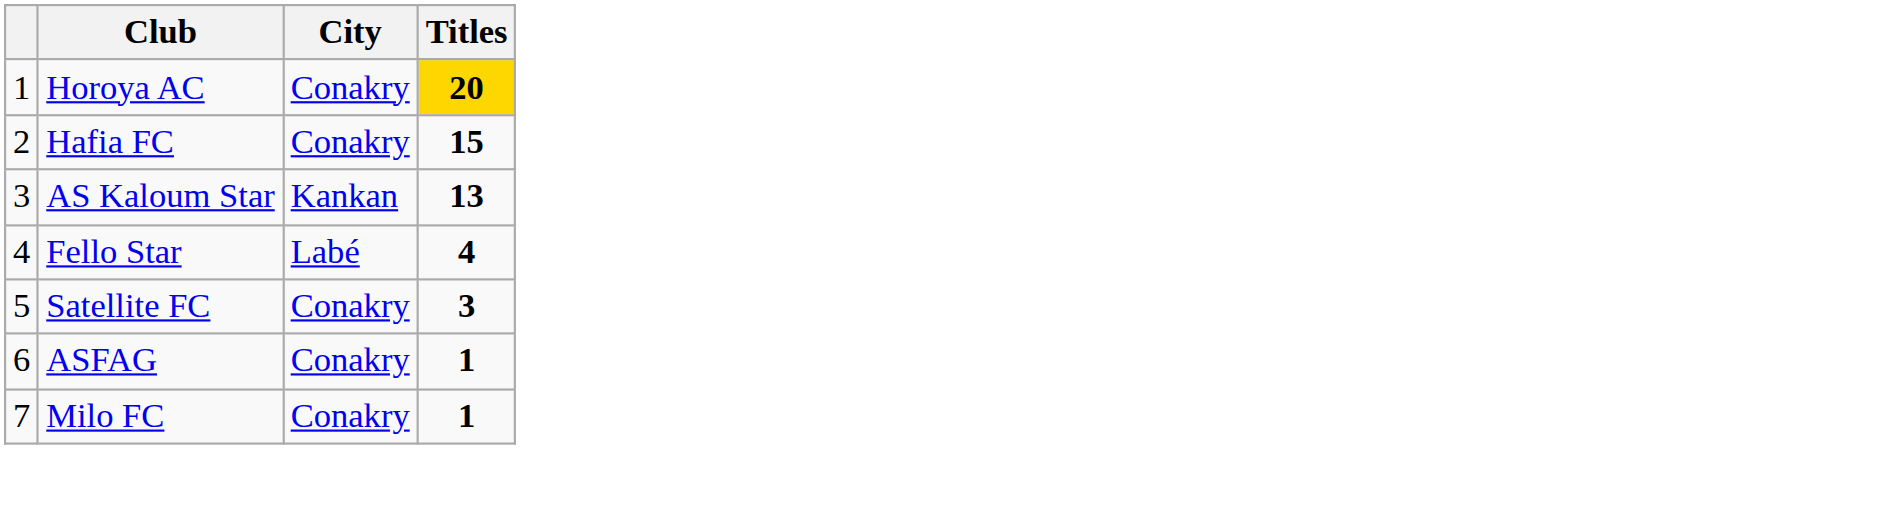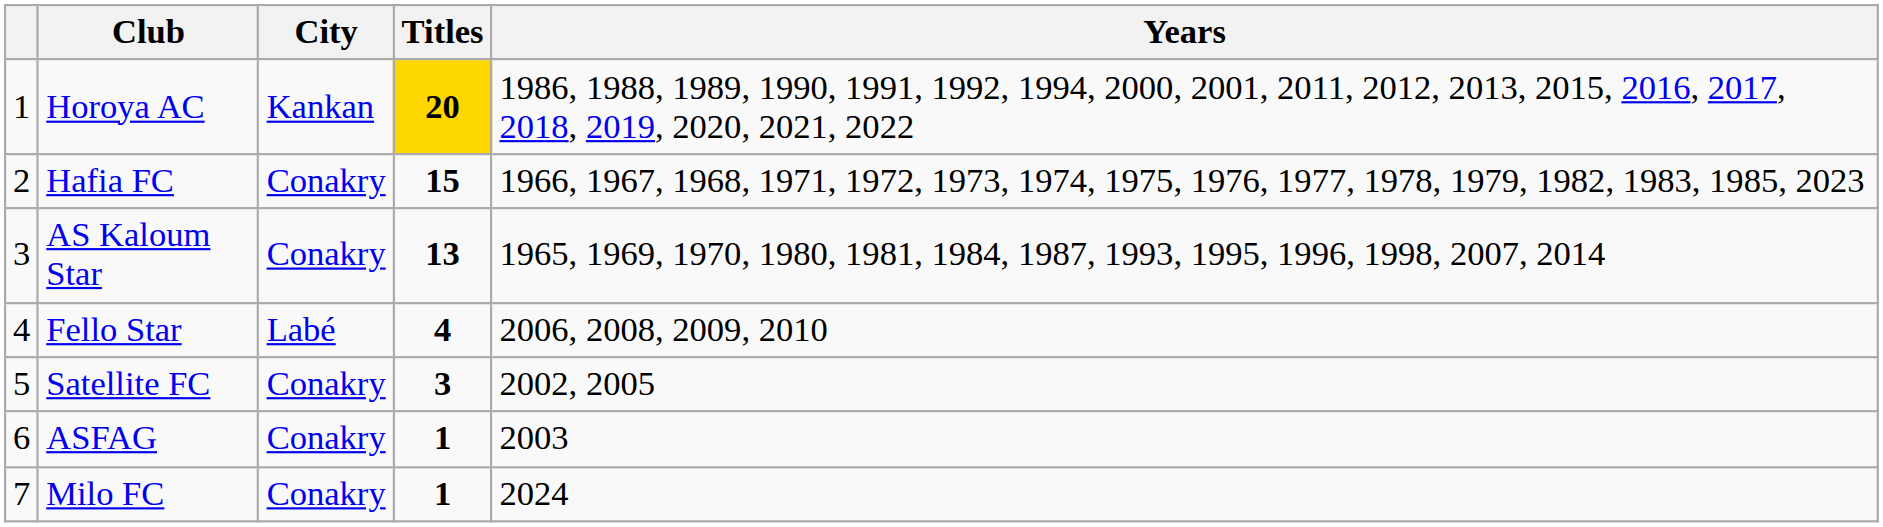+ column: (1185, 31)
(350, 86) Conakry -> (320, 106) Kankan
(344, 196) Kankan -> (326, 254) Conakry
